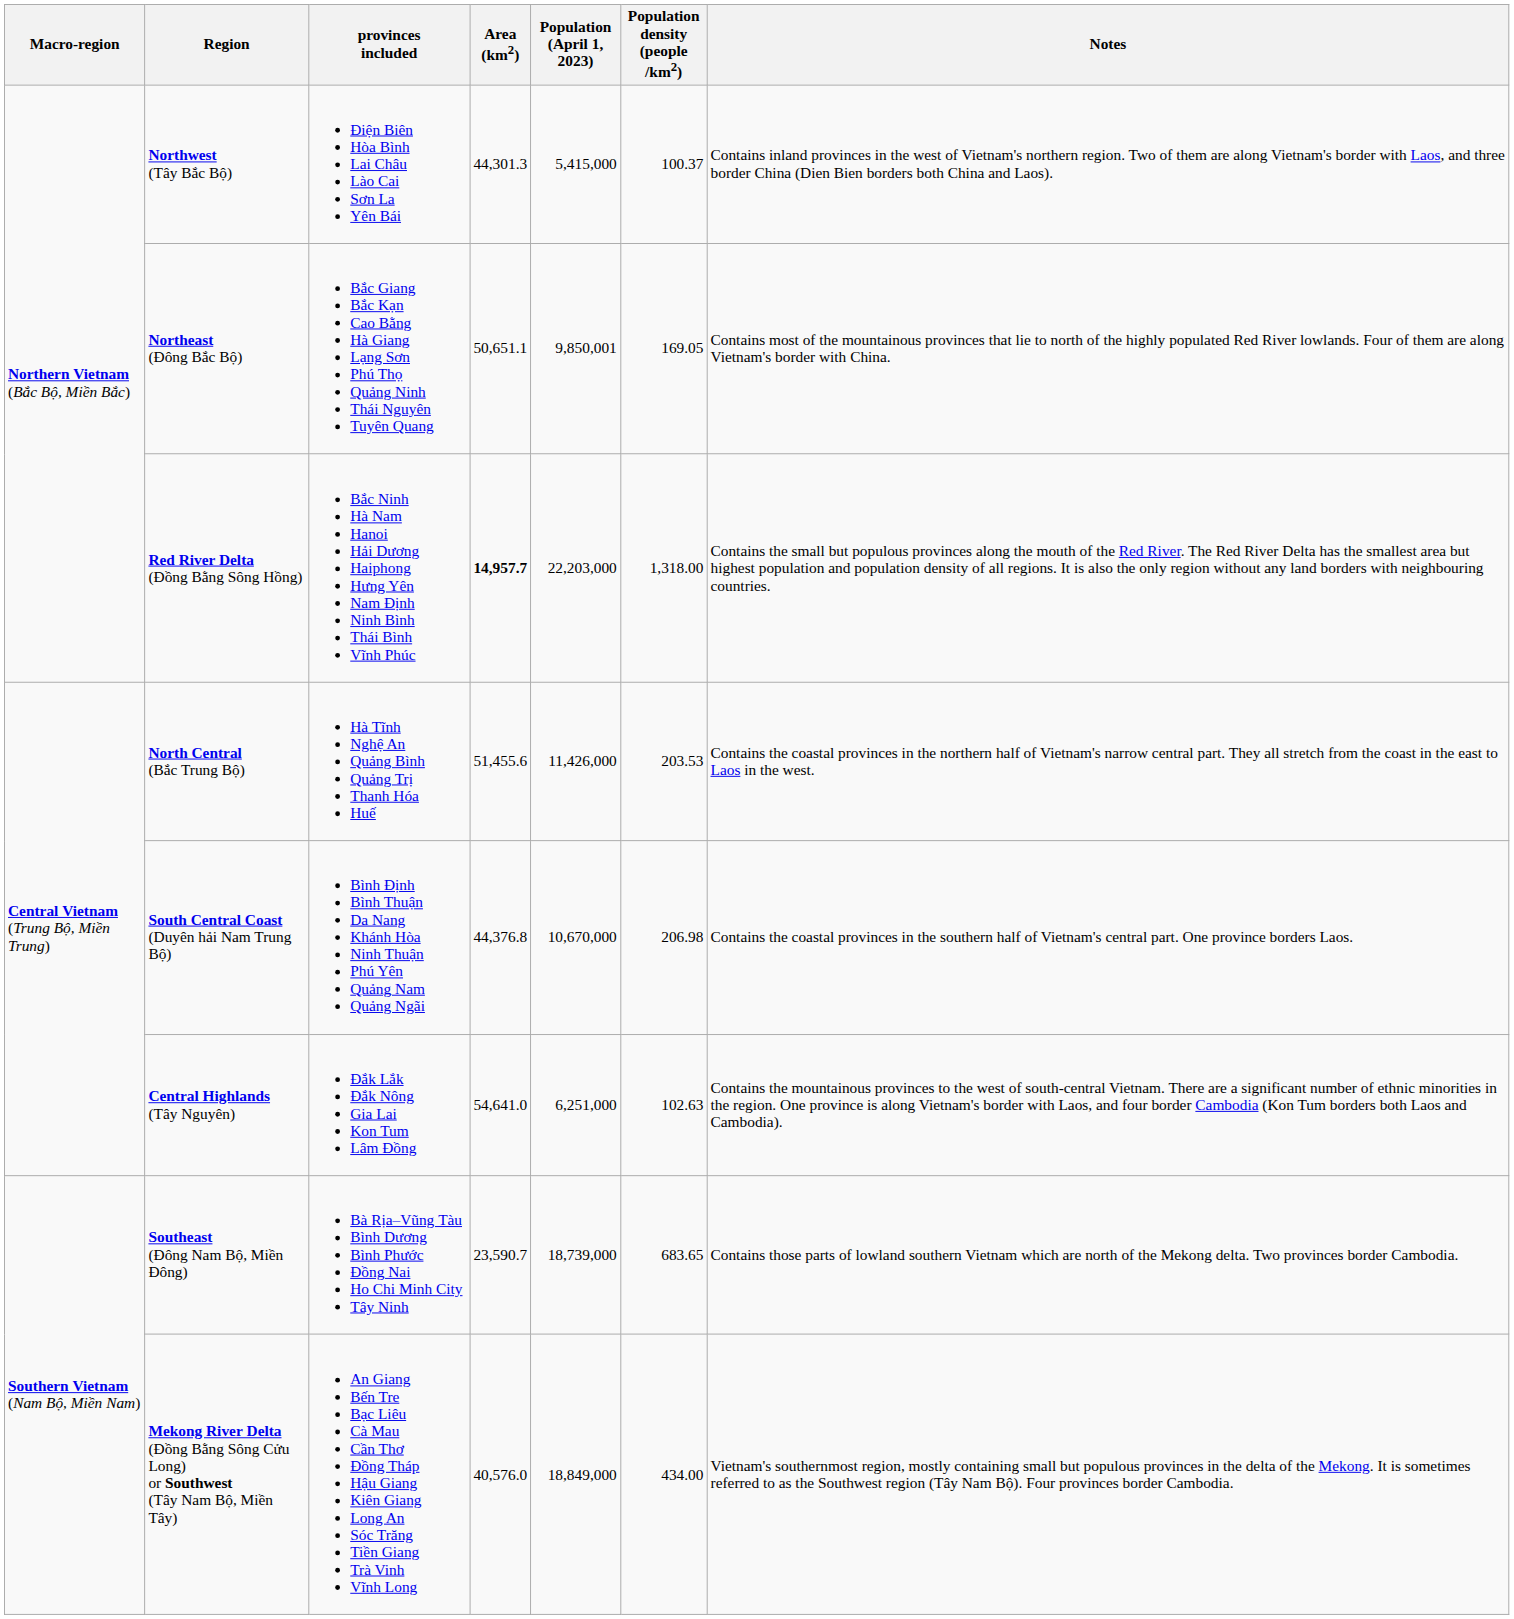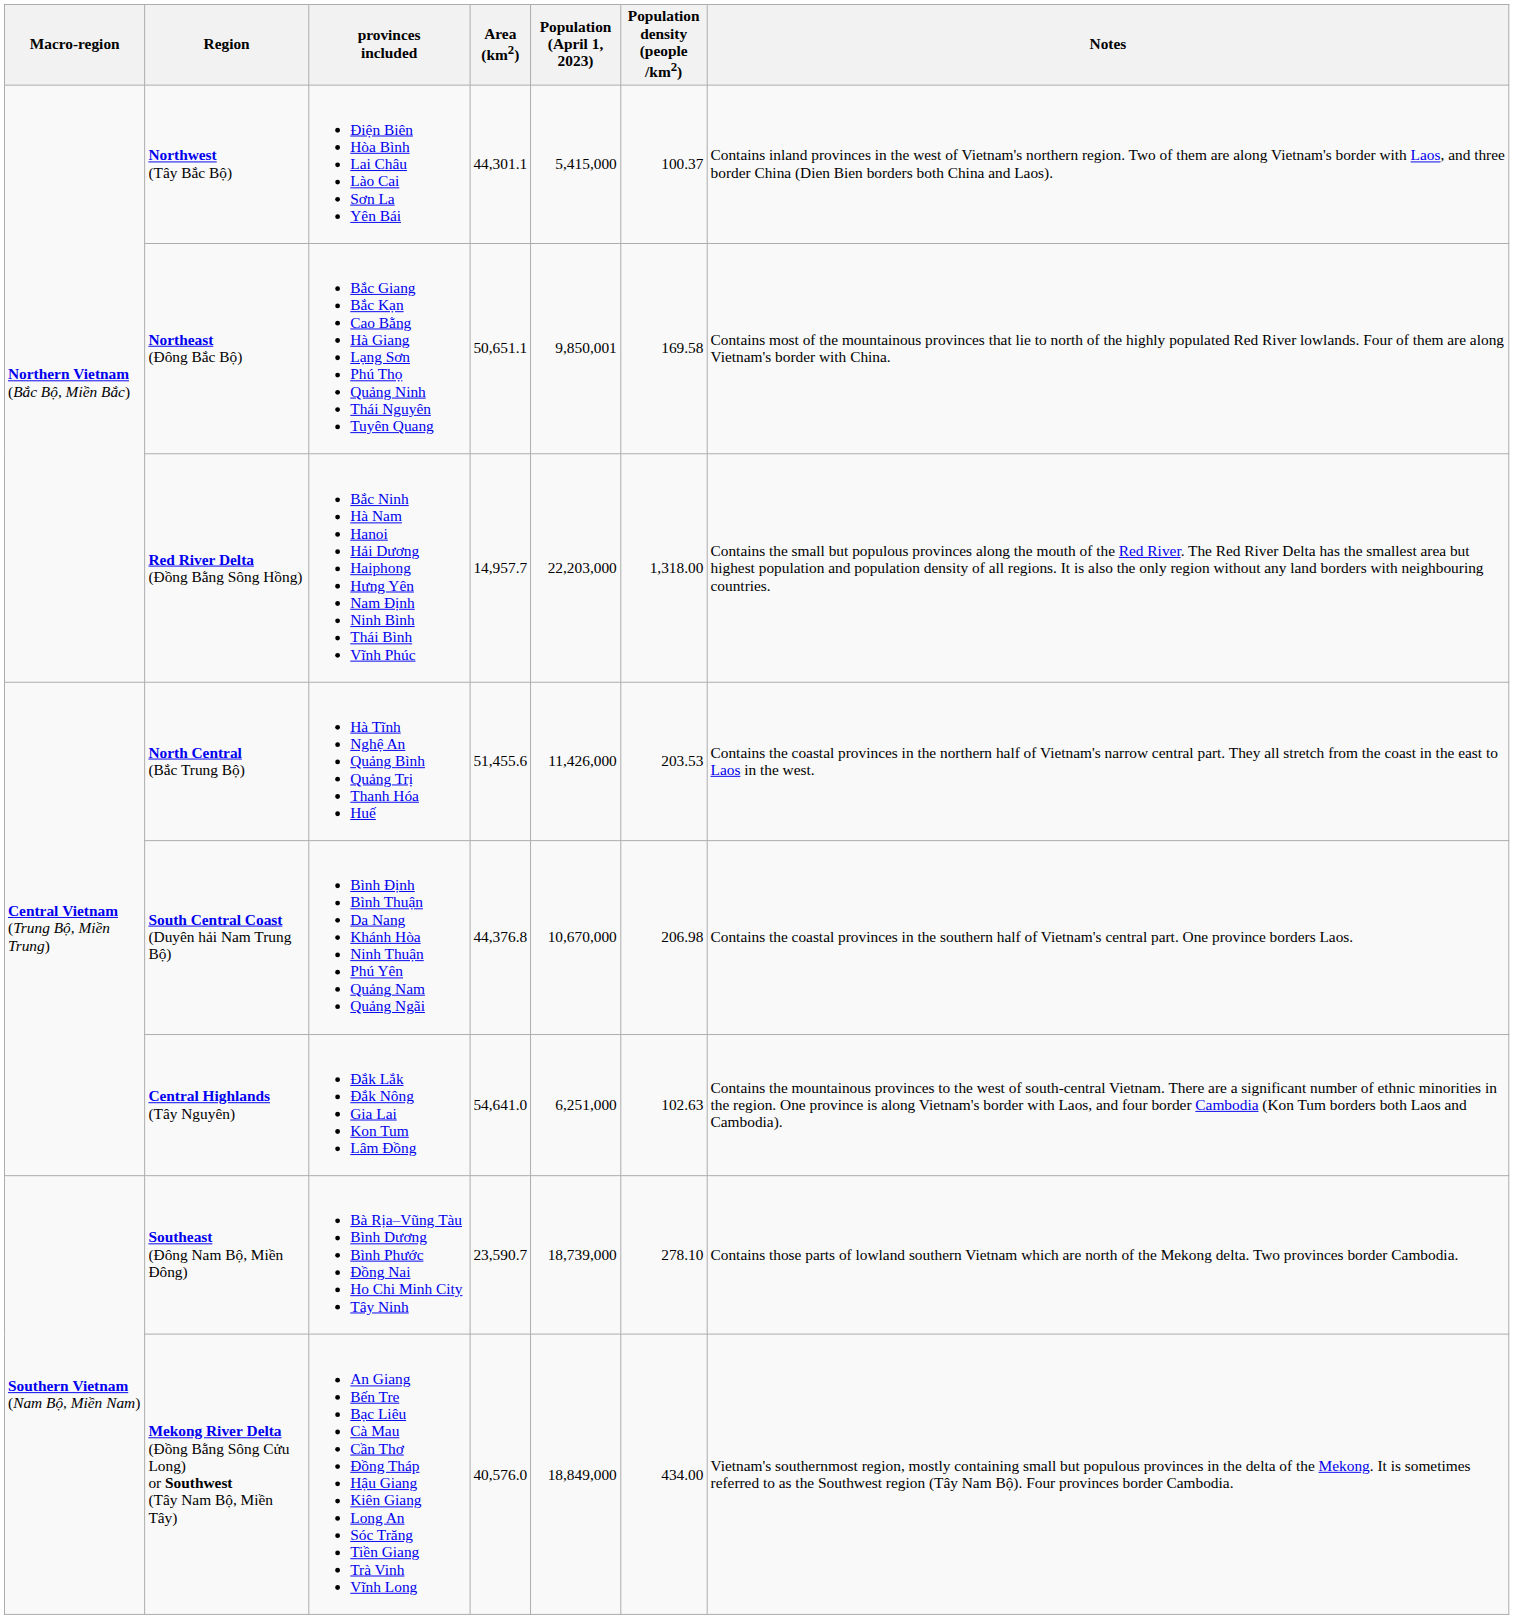(500, 164) 44,301.3 -> (500, 164) 44,301.1
(682, 348) 169.05 -> (682, 348) 169.58
(500, 568) bold -> (500, 568) normal
(682, 1255) 683.65 -> (682, 1255) 278.10
